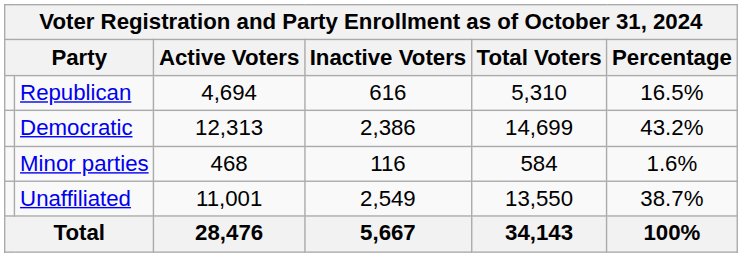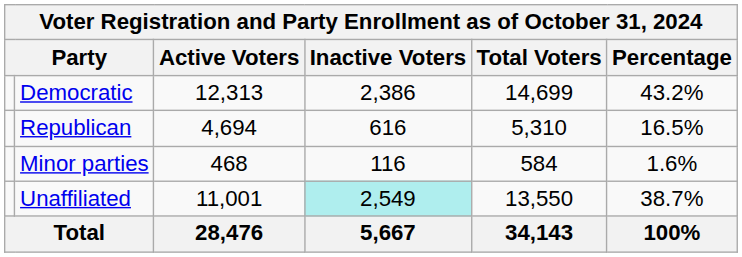rows swapped: (76, 127) <-> (76, 92)
(388, 198) no background -> (388, 198) paleturquoise background
